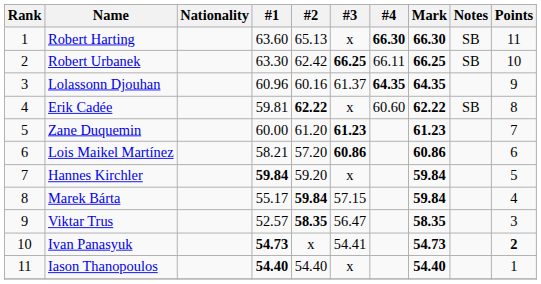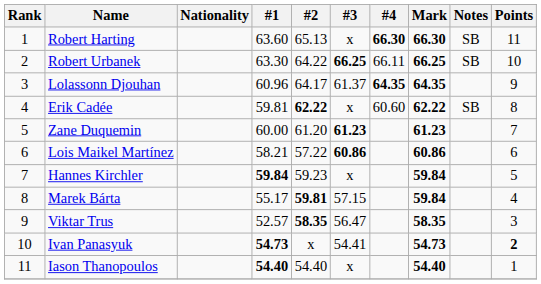(311, 61) 62.42 -> (311, 61) 64.22
(311, 84) 60.16 -> (311, 84) 64.17
(311, 152) 57.20 -> (311, 152) 57.22
(311, 175) 59.20 -> (311, 175) 59.23
(311, 198) 59.84 -> (311, 198) 59.81
